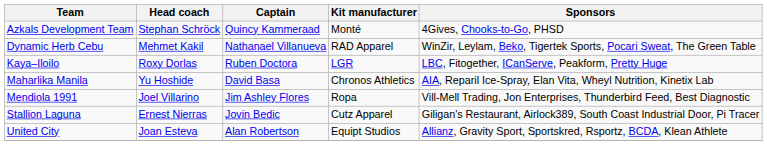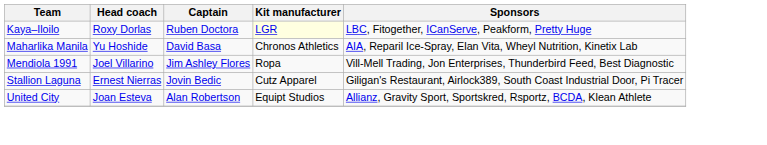- row: (70, 30)
- row: (55, 47)
(342, 64) no background -> (266, 30) lightyellow background
